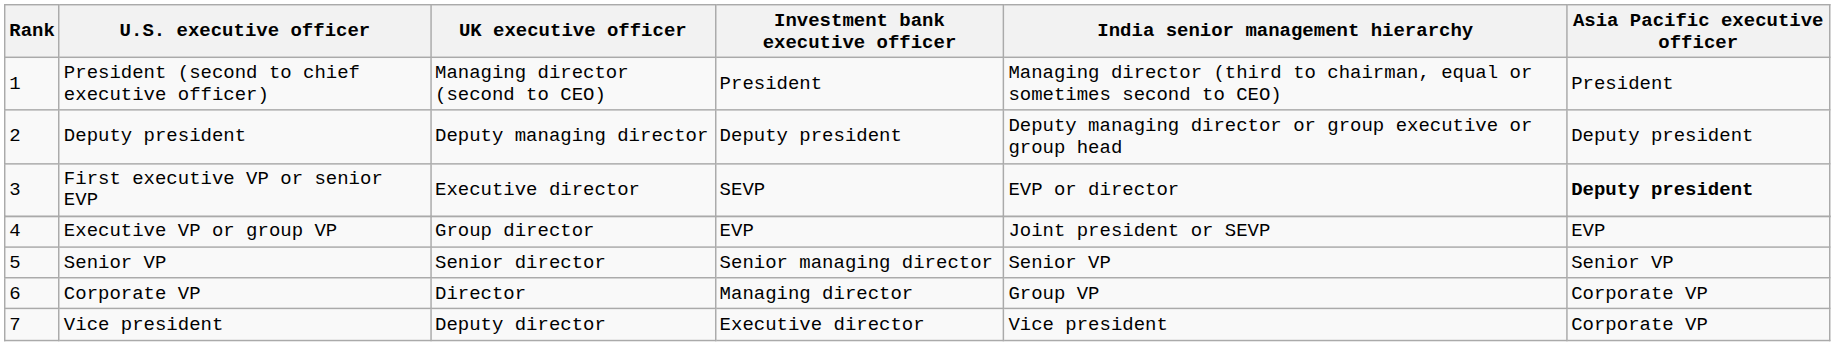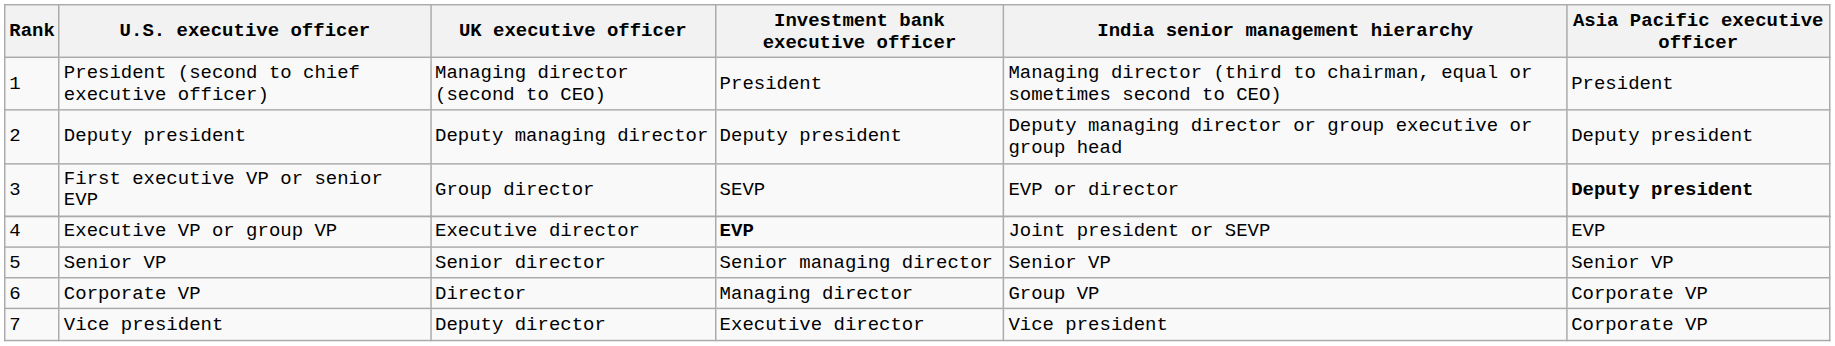(538, 190) Executive director -> (515, 190) Group director
(515, 232) Group director -> (538, 232) Executive director
(737, 232) normal -> (737, 232) bold
